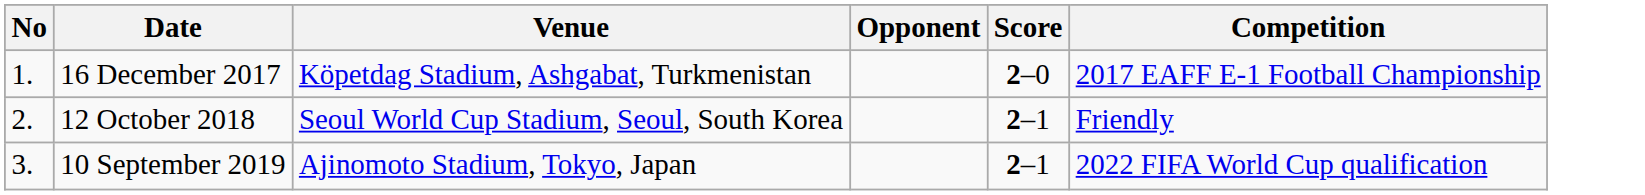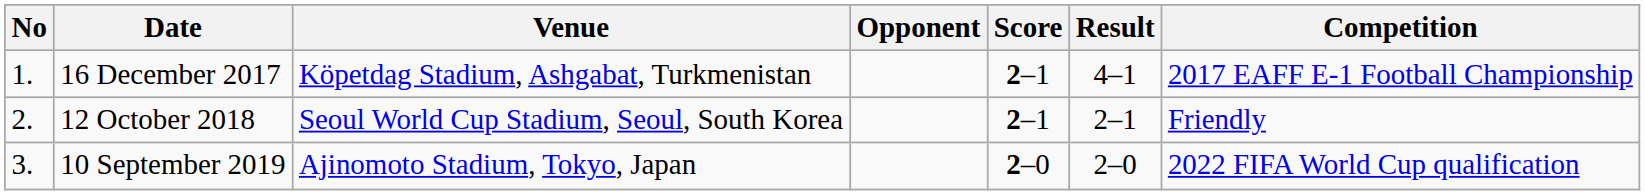+ column: (1115, 27)
(1028, 73) 2–0 -> (1028, 73) 2–1
(1028, 165) 2–1 -> (1028, 165) 2–0
